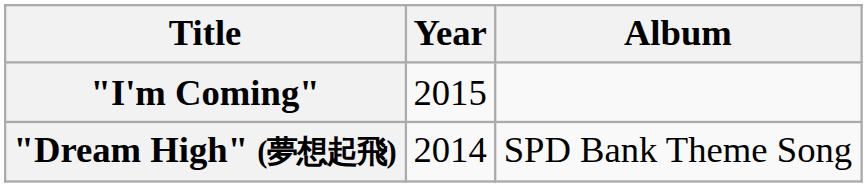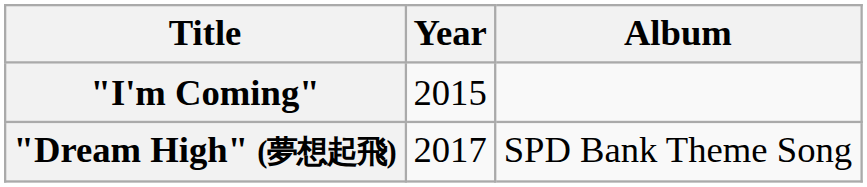(450, 150) 2014 -> (450, 150) 2017
